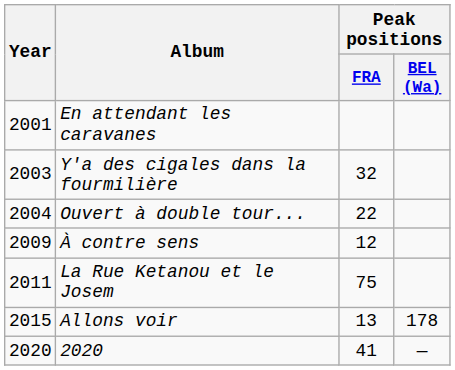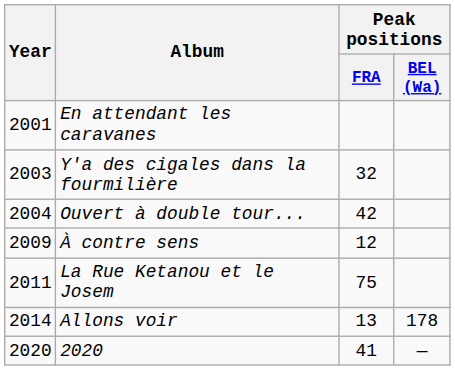(366, 214) 22 -> (366, 214) 42
(30, 322) 2015 -> (30, 322) 2014
